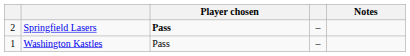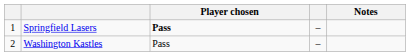(13, 28) 2 -> (13, 28) 1
(13, 43) 1 -> (13, 43) 2
